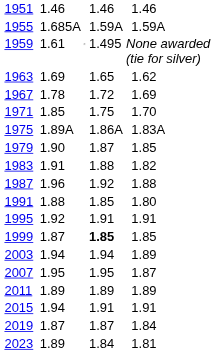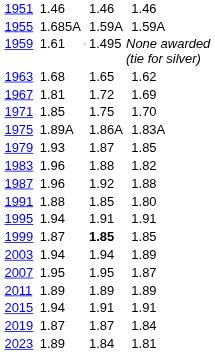(52, 76) 1.69 -> (52, 76) 1.68
(52, 94) 1.78 -> (52, 94) 1.81
(52, 148) 1.90 -> (52, 148) 1.93
(52, 165) 1.91 -> (52, 165) 1.96
(52, 219) 1.92 -> (52, 219) 1.94
